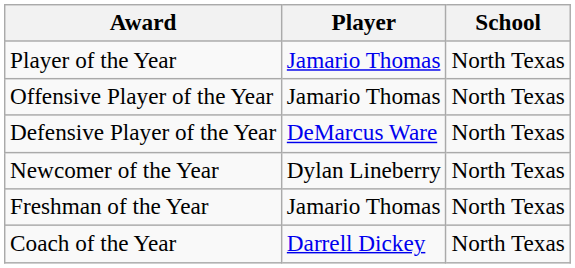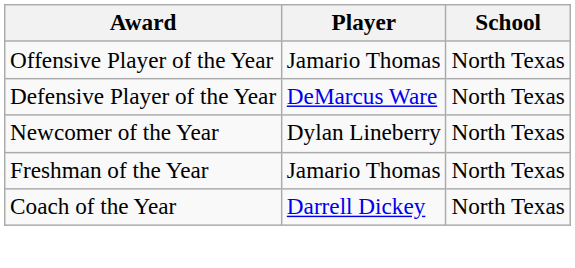- row: (93, 59)
